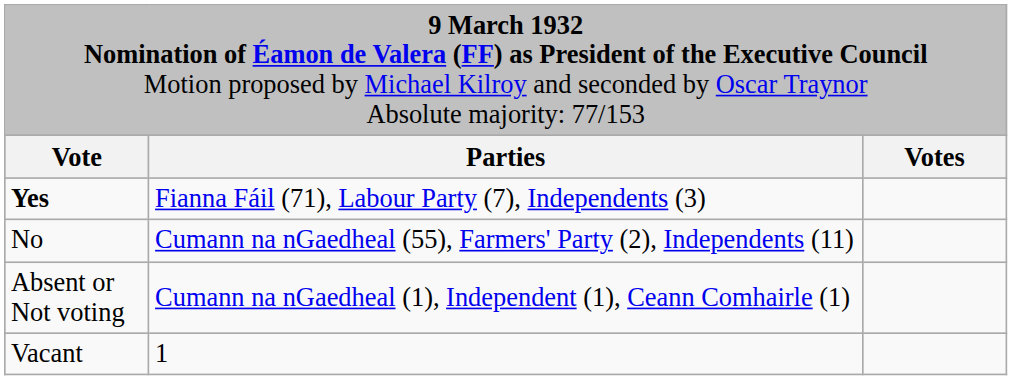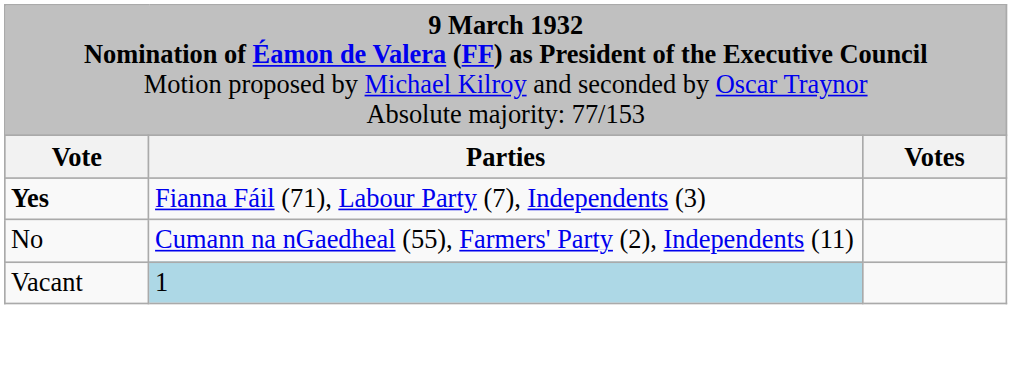- row: (68, 296)
(162, 353) no background -> (162, 282) lightblue background
